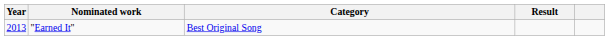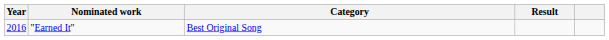(16, 27) 2013 -> (16, 27) 2016
